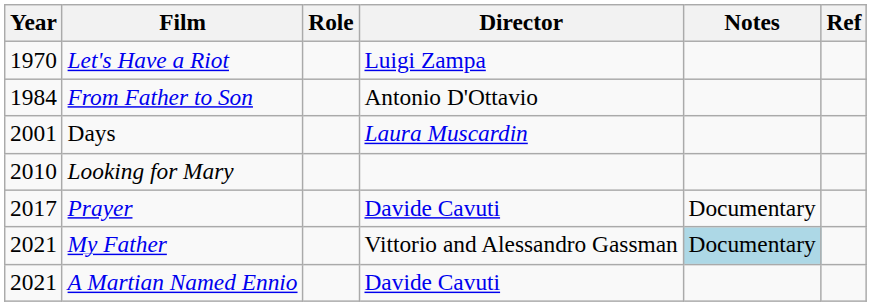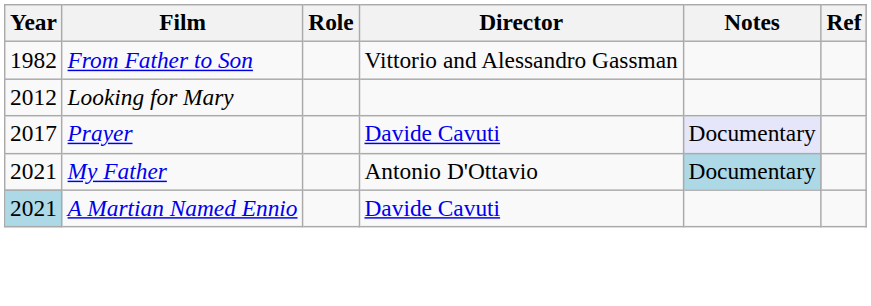- row: (148, 60)
(33, 97) 1984 -> (33, 60) 1982
(451, 97) Antonio D'Ottavio -> (521, 60) Vittorio and Alessandro Gassman
- row: (92, 134)
(33, 171) 2010 -> (33, 97) 2012
(752, 208) no background -> (752, 134) lavender background
(521, 245) Vittorio and Alessandro Gassman -> (451, 171) Antonio D'Ottavio
(33, 282) no background -> (33, 208) lightblue background
